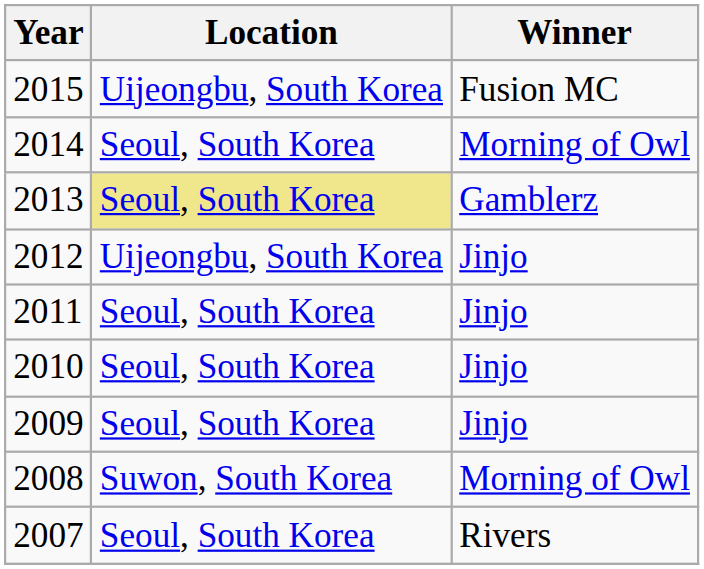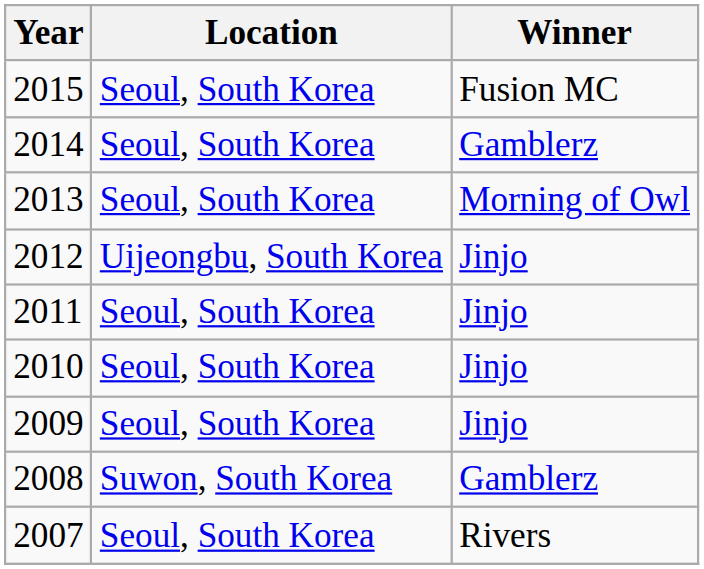(271, 88) Uijeongbu, South Korea -> (237, 88) Seoul, South Korea
(575, 144) Morning of Owl -> (529, 144) Gamblerz
(237, 199) khaki background -> (237, 199) no background
(529, 199) Gamblerz -> (575, 199) Morning of Owl
(575, 479) Morning of Owl -> (529, 479) Gamblerz
